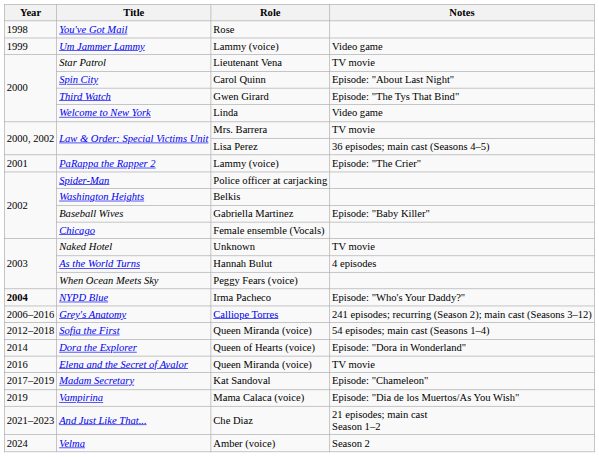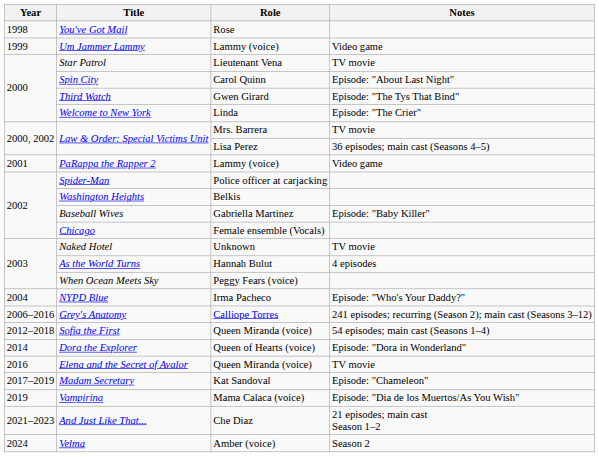(357, 113) Video game -> (377, 113) Episode: "The Crier"
(377, 163) Episode: "The Crier" -> (357, 163) Video game
(17, 297) bold -> (17, 297) normal
